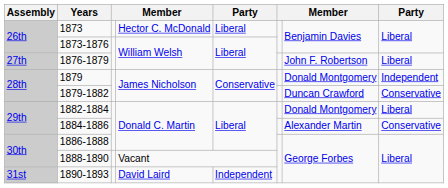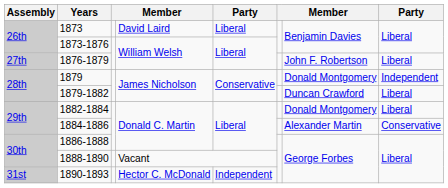(164, 28) Hector C. McDonald -> (144, 28) David Laird
(411, 93) Conservative -> (397, 93) Liberal
(144, 175) David Laird -> (164, 175) Hector C. McDonald
